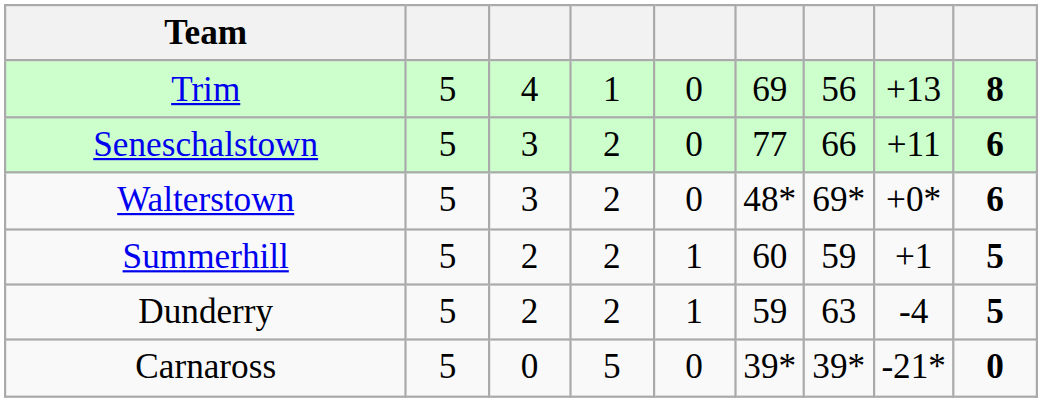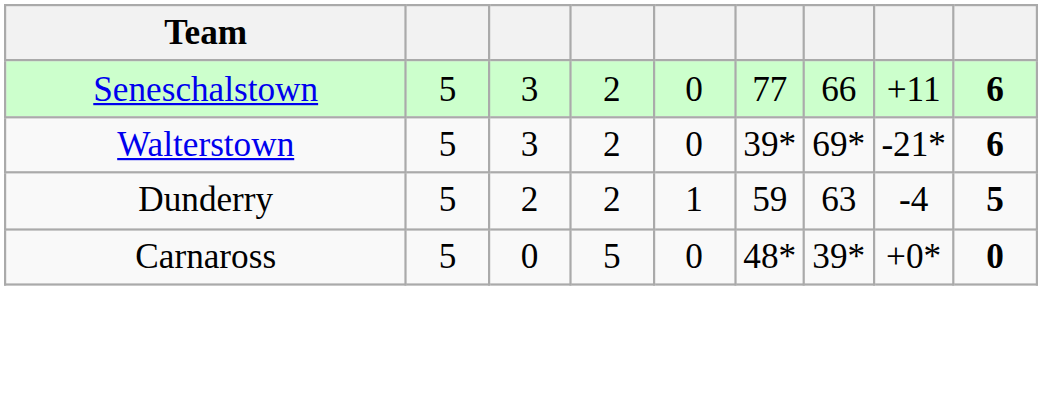- row: (206, 88)
(770, 199) 48* -> (770, 144) 39*
(914, 199) +0* -> (914, 144) -21*
- row: (206, 255)
(770, 367) 39* -> (770, 255) 48*
(914, 367) -21* -> (914, 255) +0*
